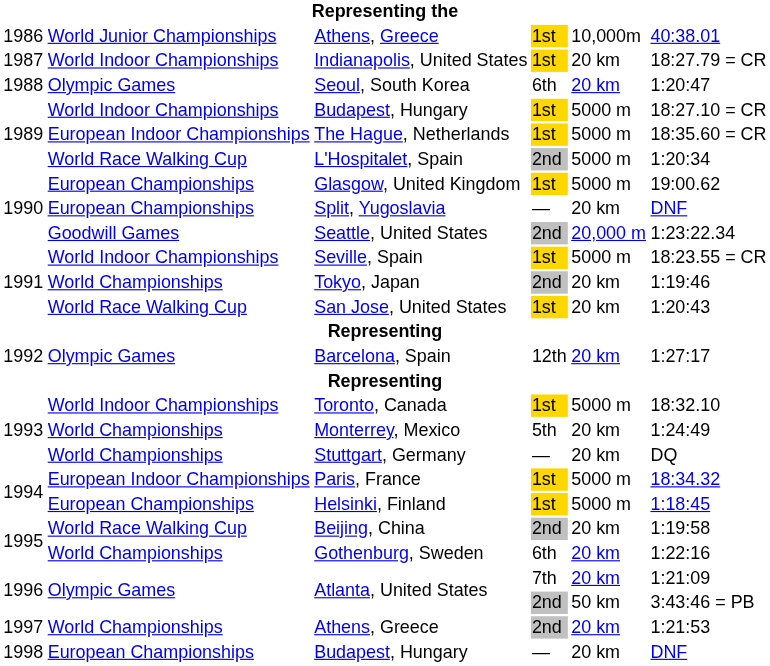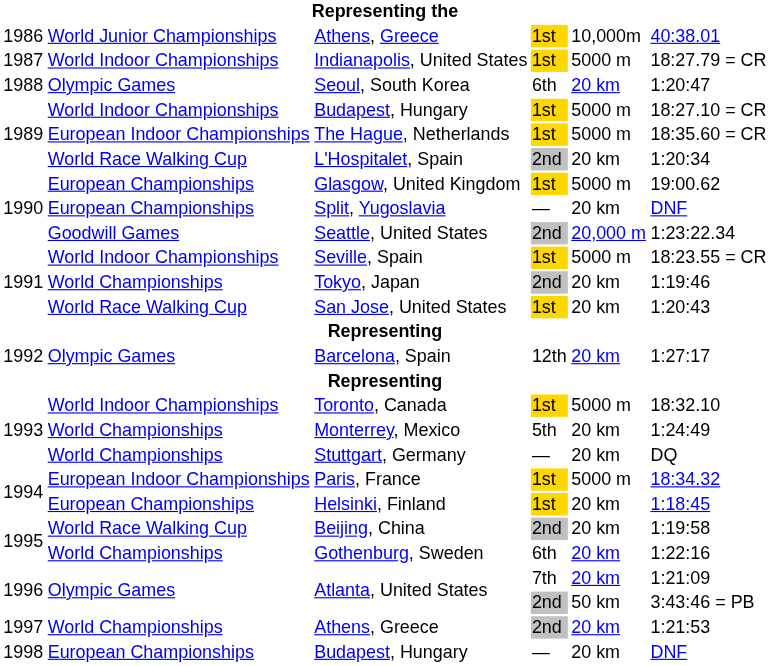(596, 60) 20 km -> (601, 60) 5000 m
(601, 159) 5000 m -> (596, 159) 20 km
(601, 504) 5000 m -> (596, 504) 20 km
